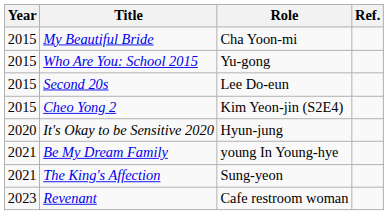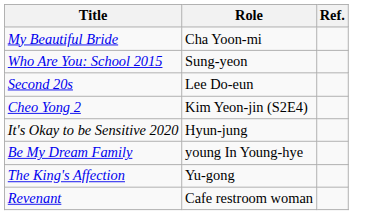- column: (22, 15)
(245, 61) Yu-gong -> (216, 61) Sung-yeon
(252, 175) Sung-yeon -> (210, 175) Yu-gong
